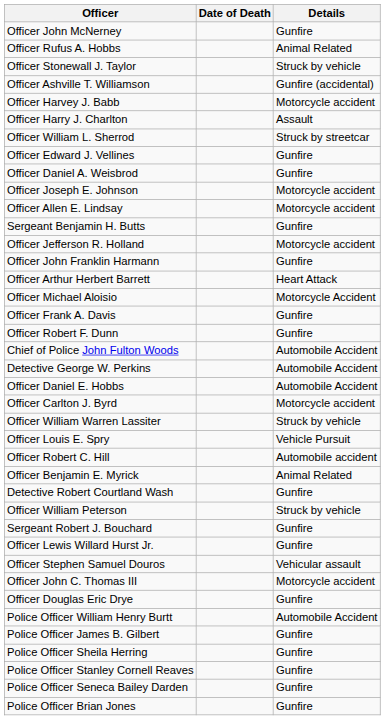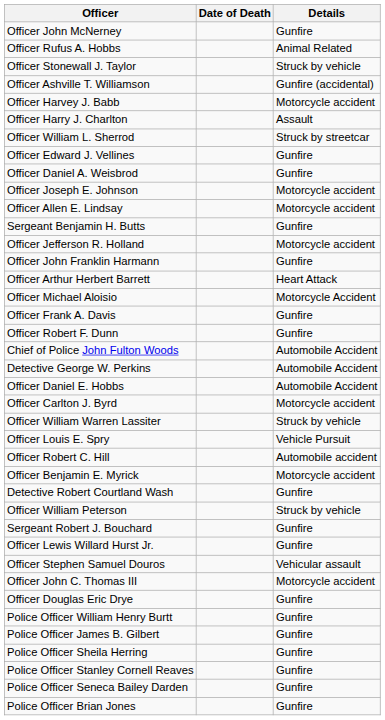(314, 475) Animal Related -> (325, 475) Motorcycle accident
(327, 617) Automobile Accident -> (294, 617) Gunfire
